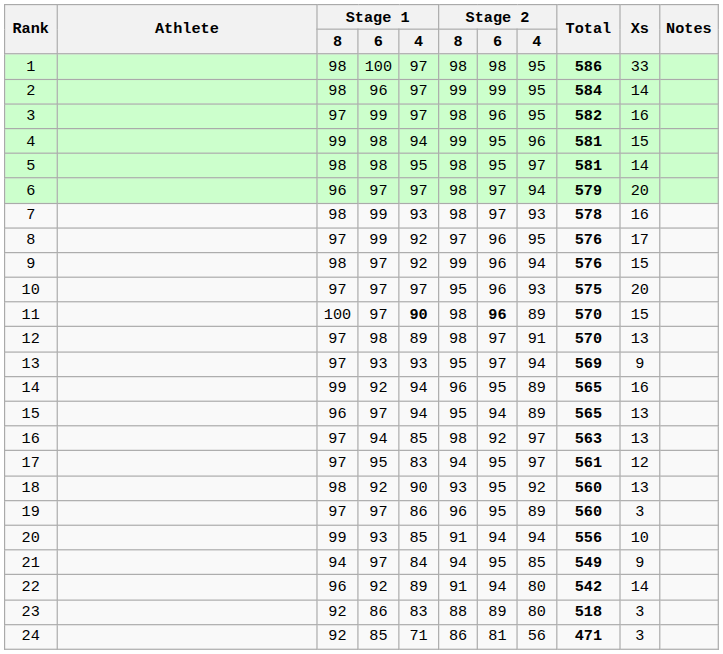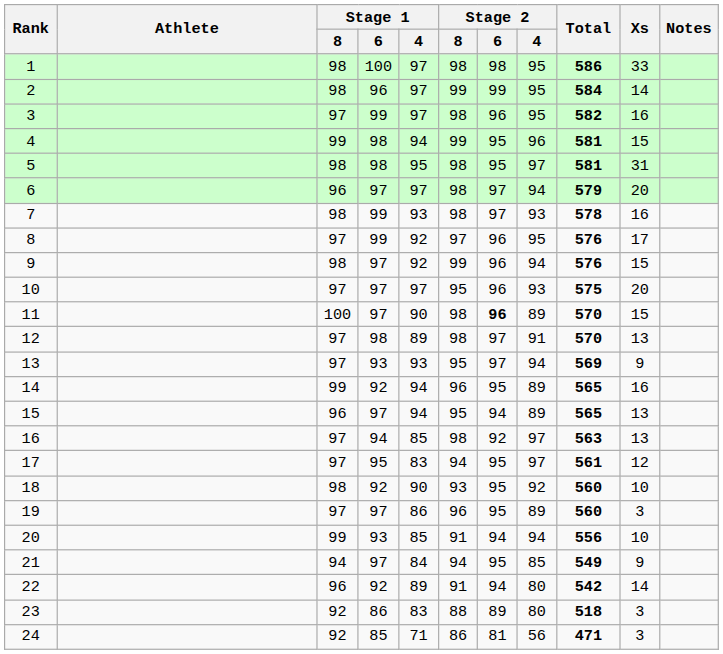(640, 166) 14 -> (640, 166) 31
(419, 314) bold -> (419, 314) normal
(640, 488) 13 -> (640, 488) 10
